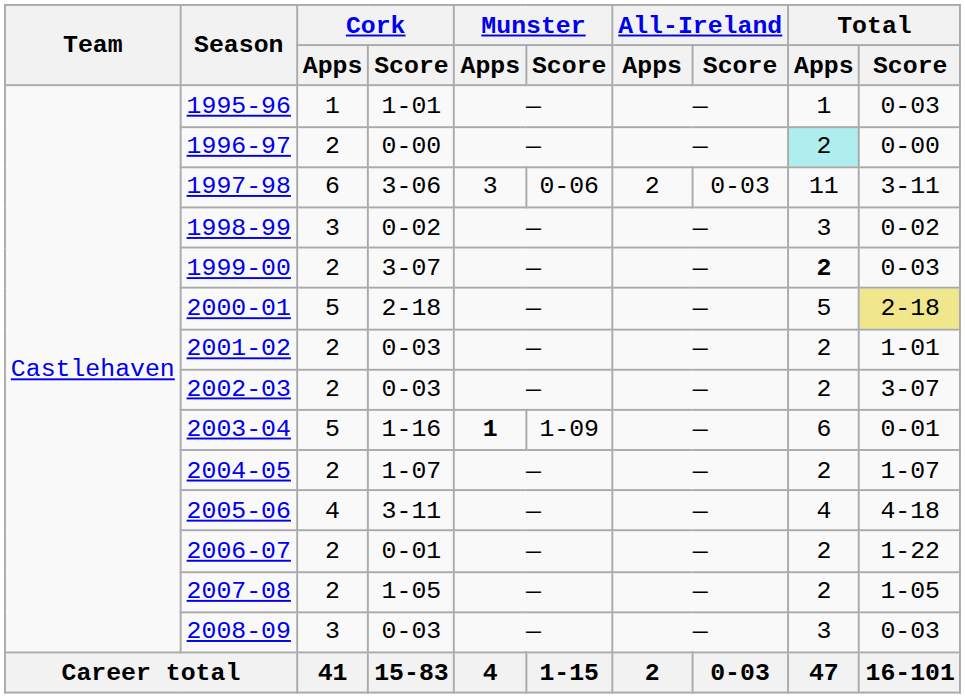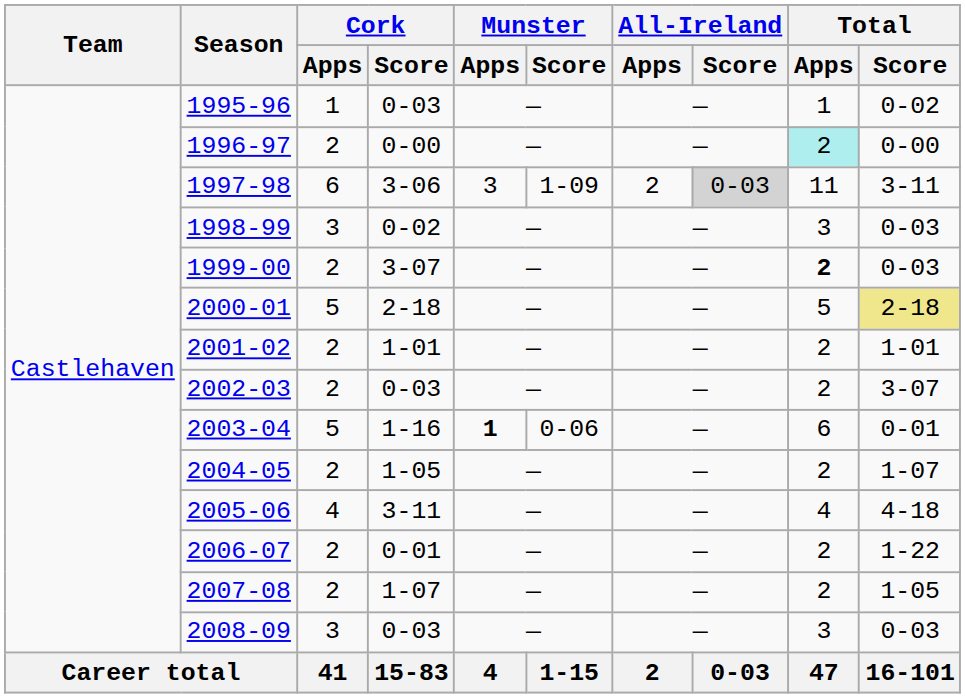(411, 106) 1-01 -> (411, 106) 0-03
(910, 106) 0-03 -> (910, 106) 0-02
(569, 187) 0-06 -> (569, 187) 1-09
(740, 187) no background -> (740, 187) lightgrey background
(910, 228) 0-02 -> (910, 228) 0-03
(411, 349) 0-03 -> (411, 349) 1-01
(569, 430) 1-09 -> (569, 430) 0-06
(411, 470) 1-07 -> (411, 470) 1-05
(411, 592) 1-05 -> (411, 592) 1-07
